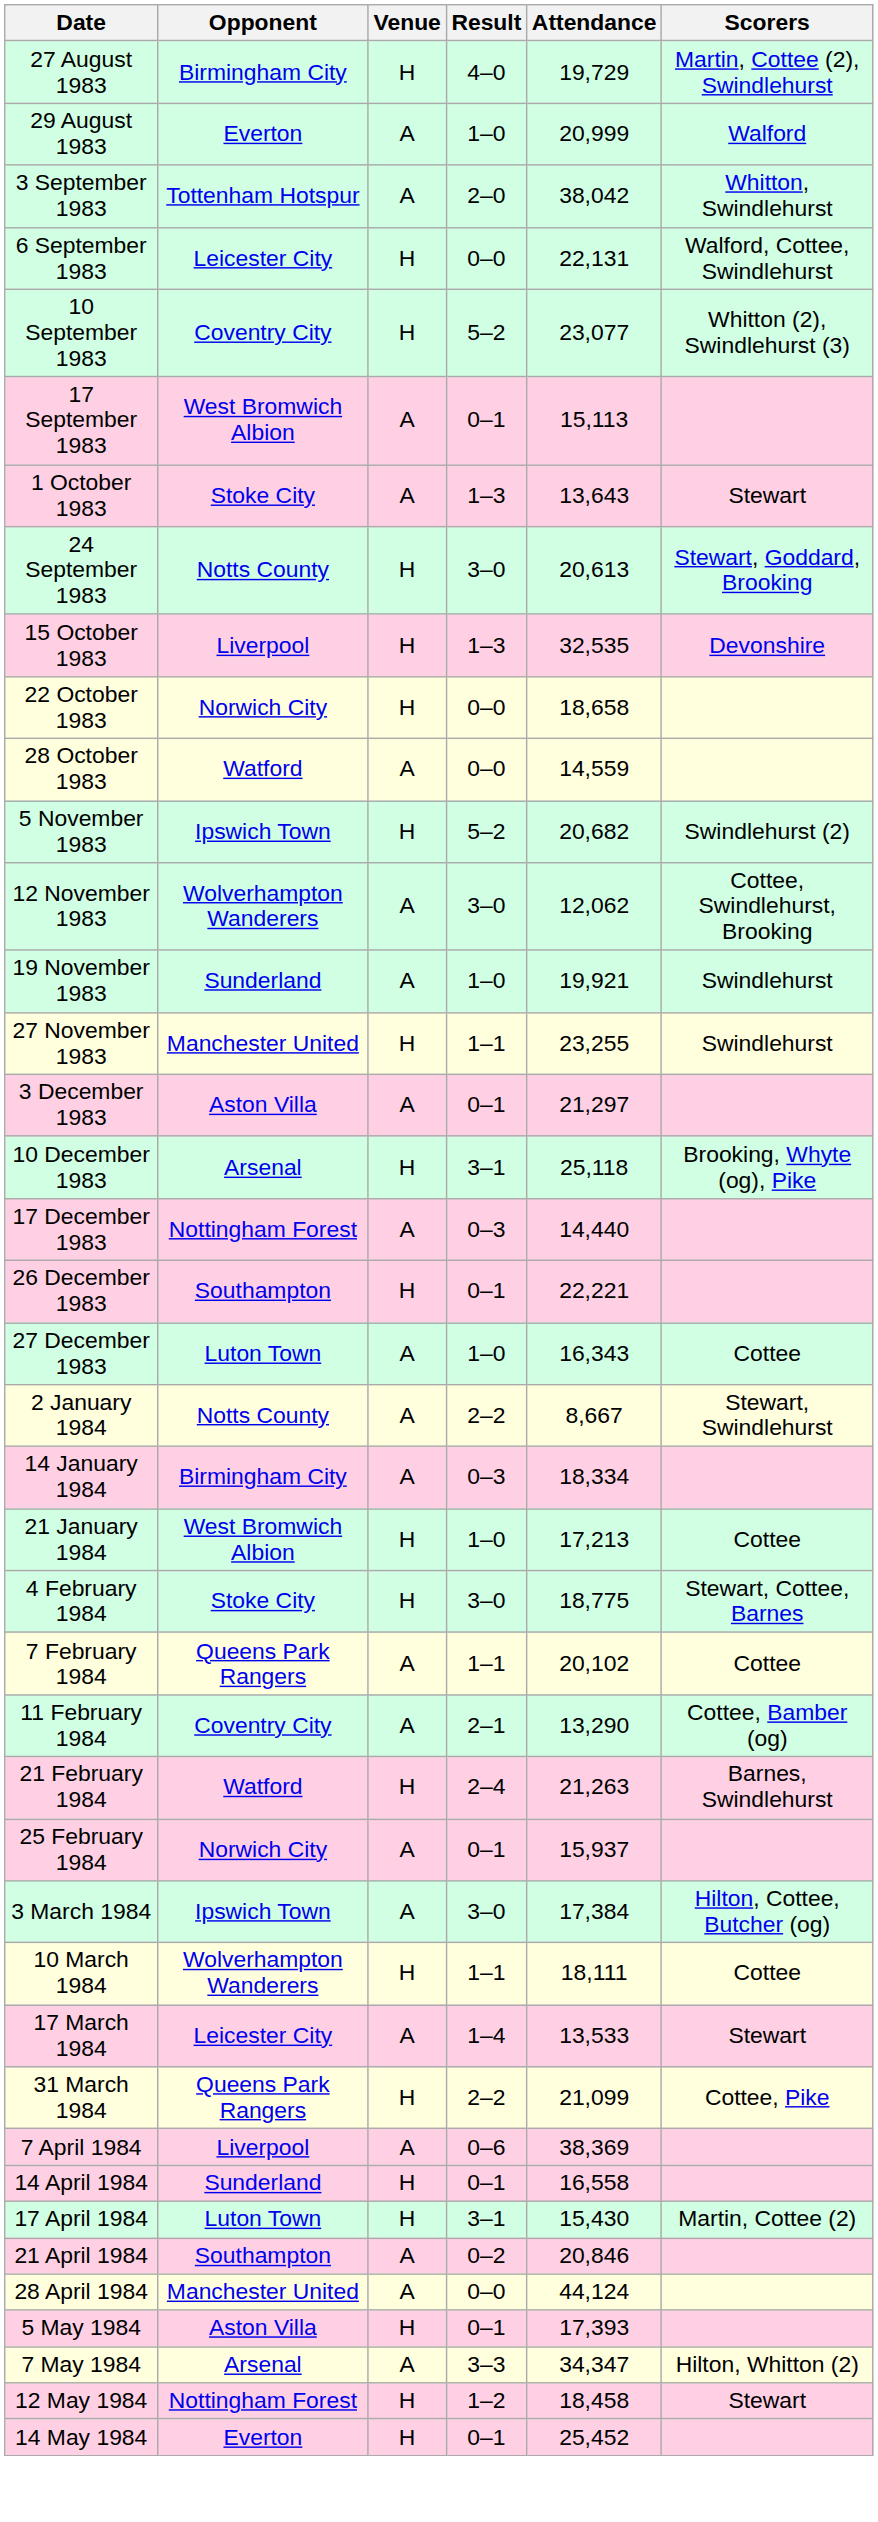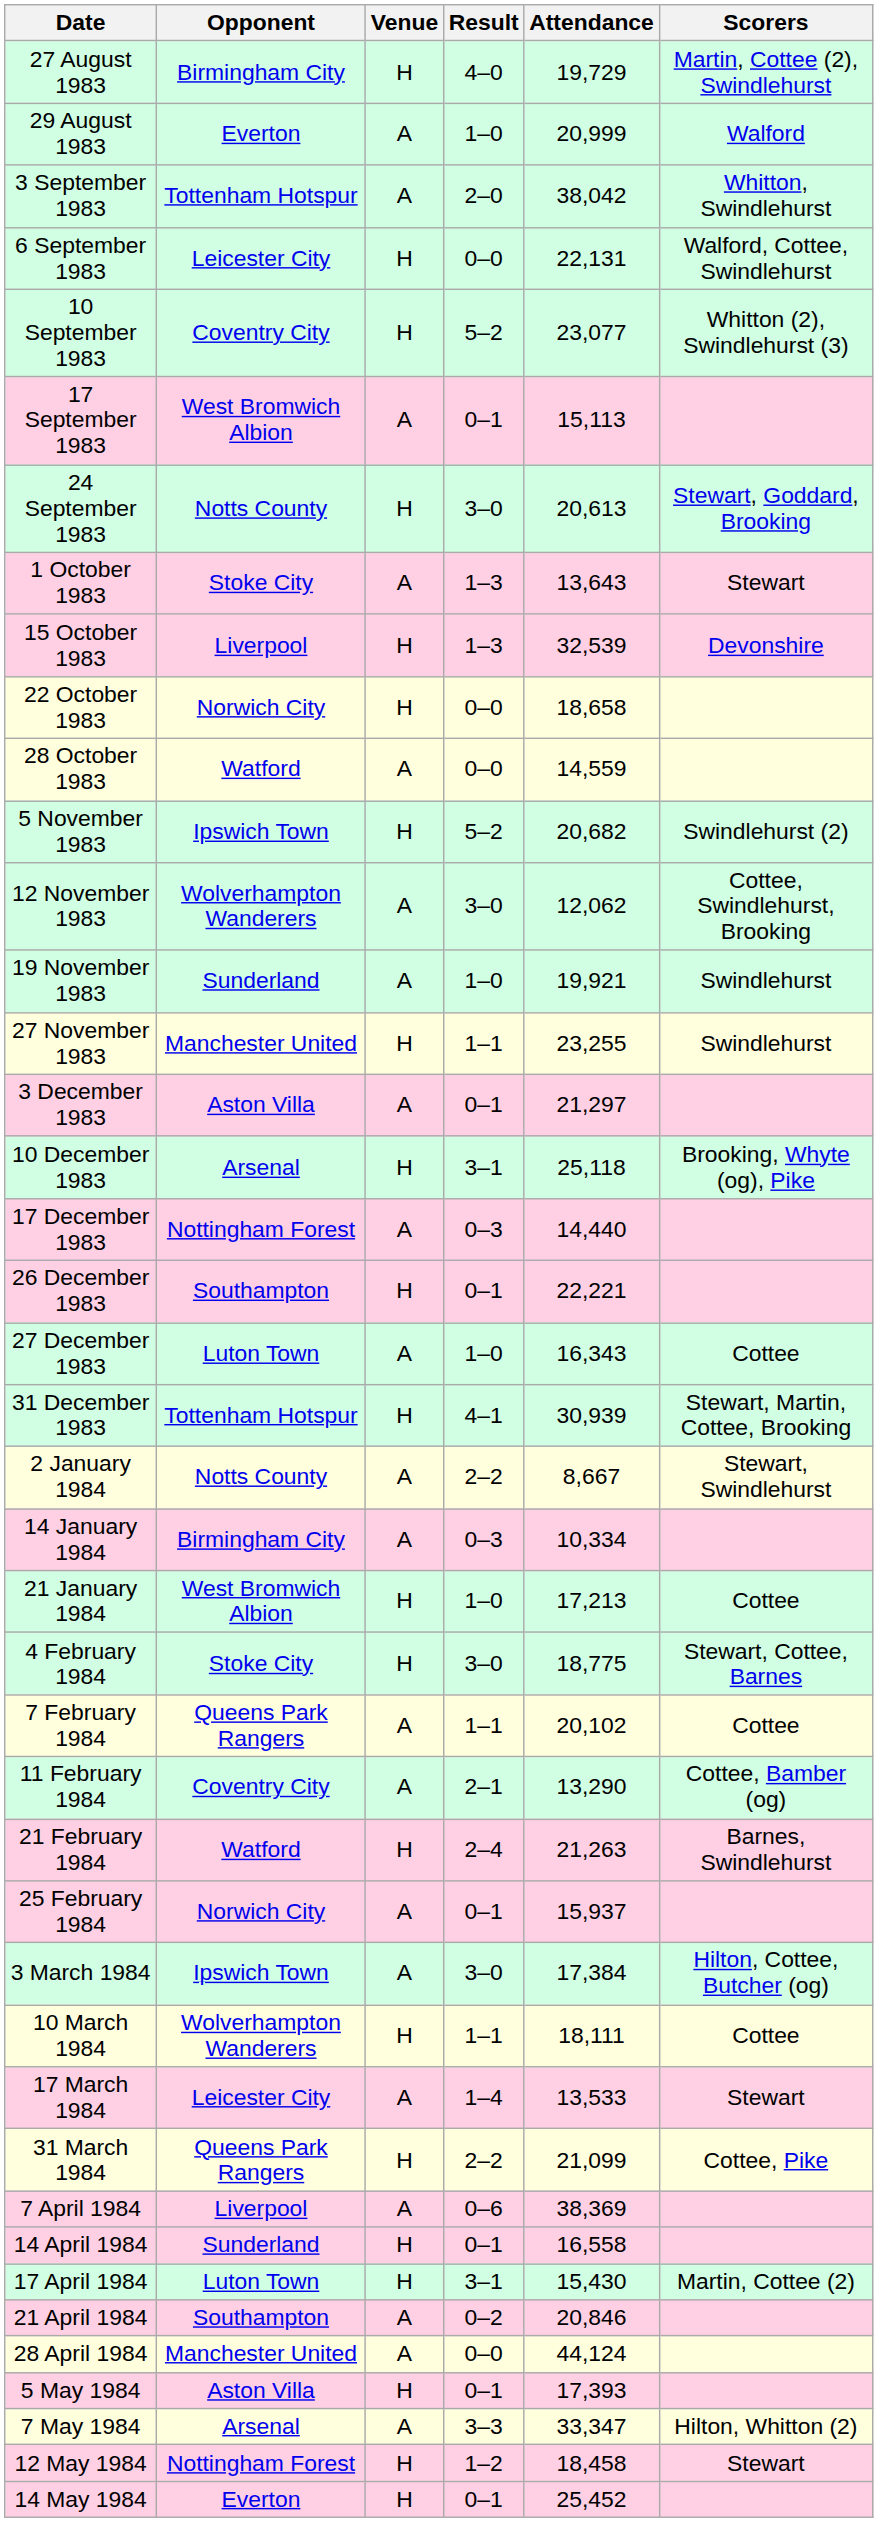rows swapped: (81, 570) <-> (81, 495)
(594, 645) 32,535 -> (592, 645) 32,539
+ row: (81, 1415)
(594, 1477) 18,334 -> (592, 1539) 10,334
(594, 2364) 34,347 -> (592, 2426) 33,347
